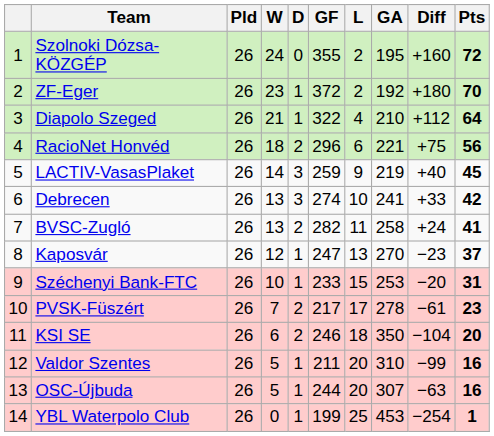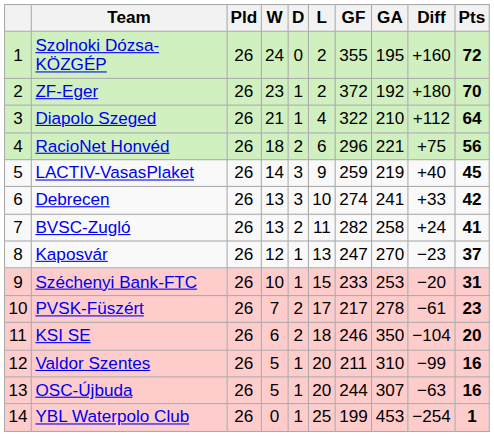columns swapped: (358, 18) <-> (327, 18)
